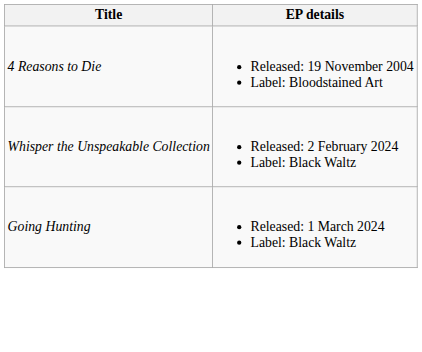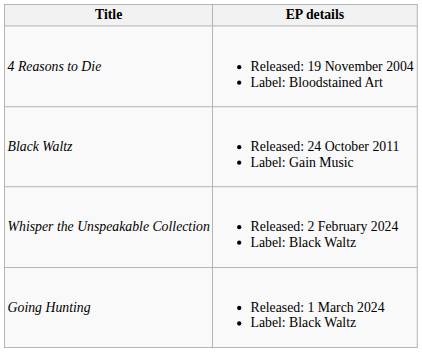+ row: (40, 146)
